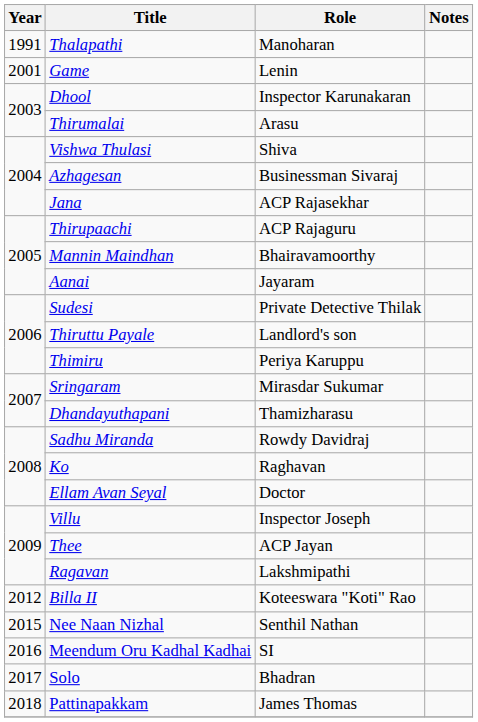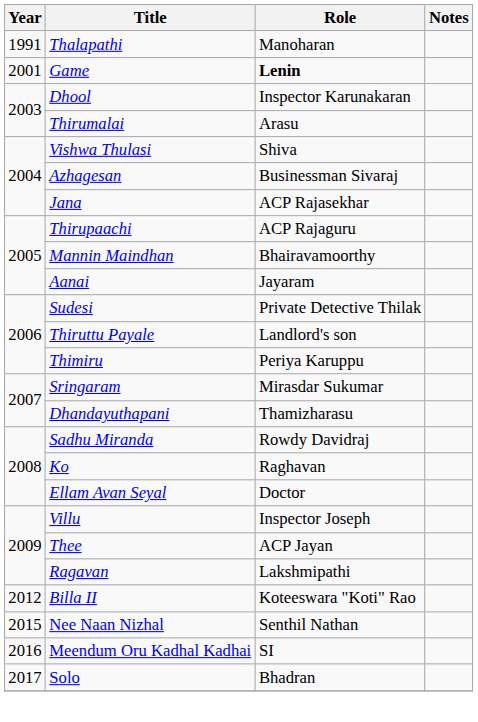(278, 70) normal -> (280, 70) bold
- row: (99, 703)
